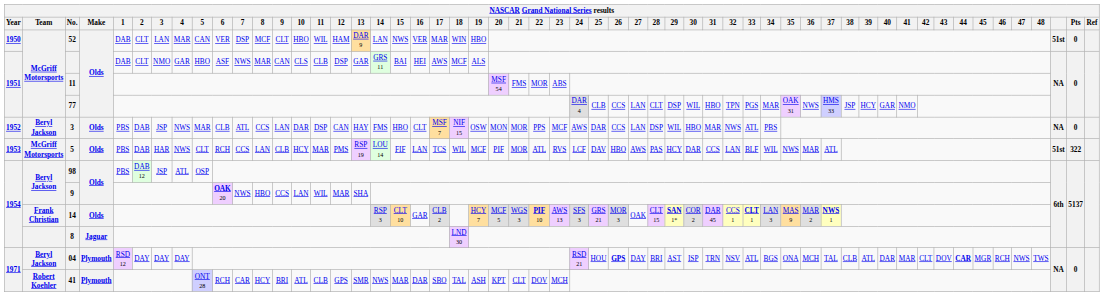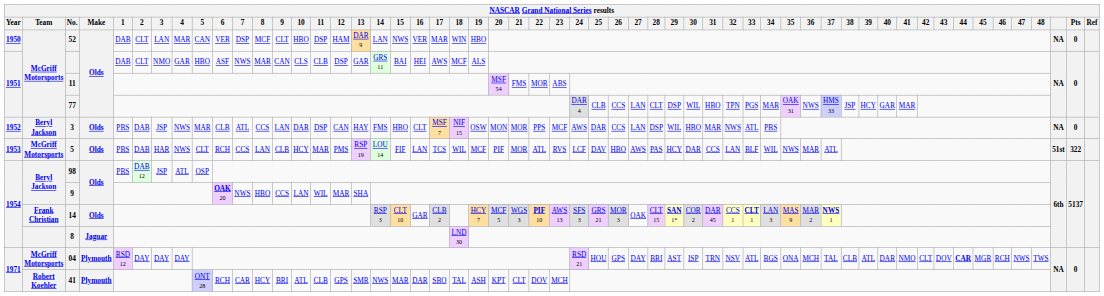(321, 40) WIL -> (321, 40) DSP
(1058, 40) 51st -> (1058, 40) NA
(907, 106) NMO -> (907, 106) MAR
(44, 259) Beryl Jackson -> (44, 259) McGriff Motorsports
(618, 259) bold -> (618, 259) normal
(907, 259) MAR -> (907, 259) NMO
